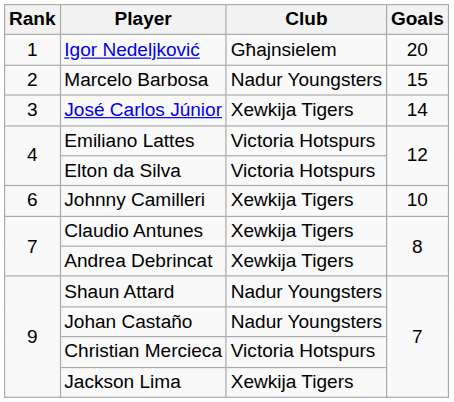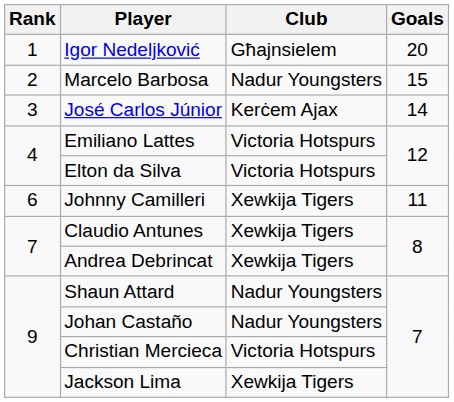(292, 110) Xewkija Tigers -> (284, 110) Kerċem Ajax
(417, 200) 10 -> (417, 200) 11
